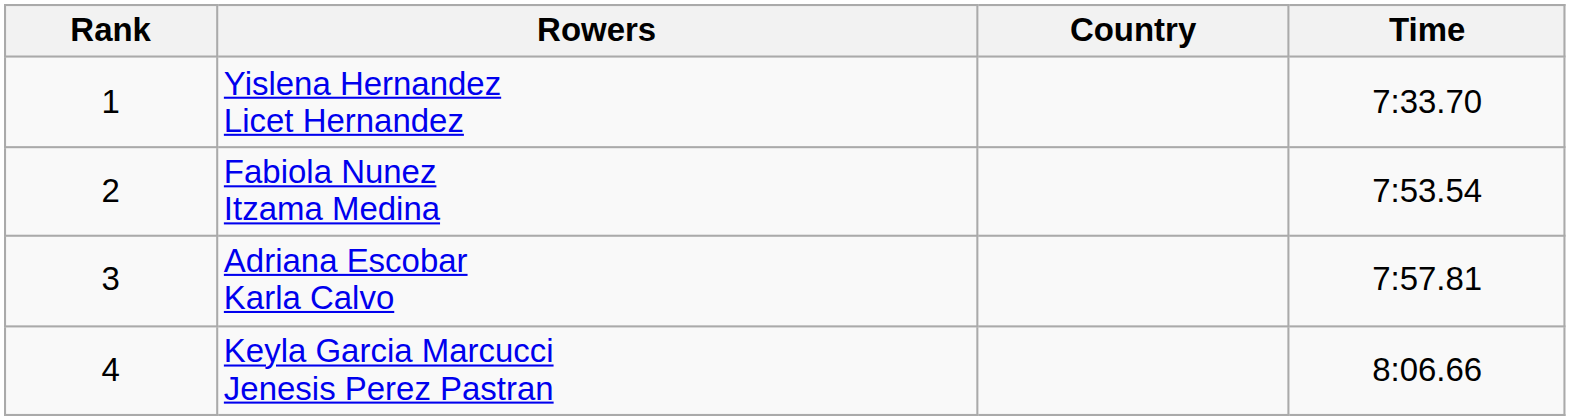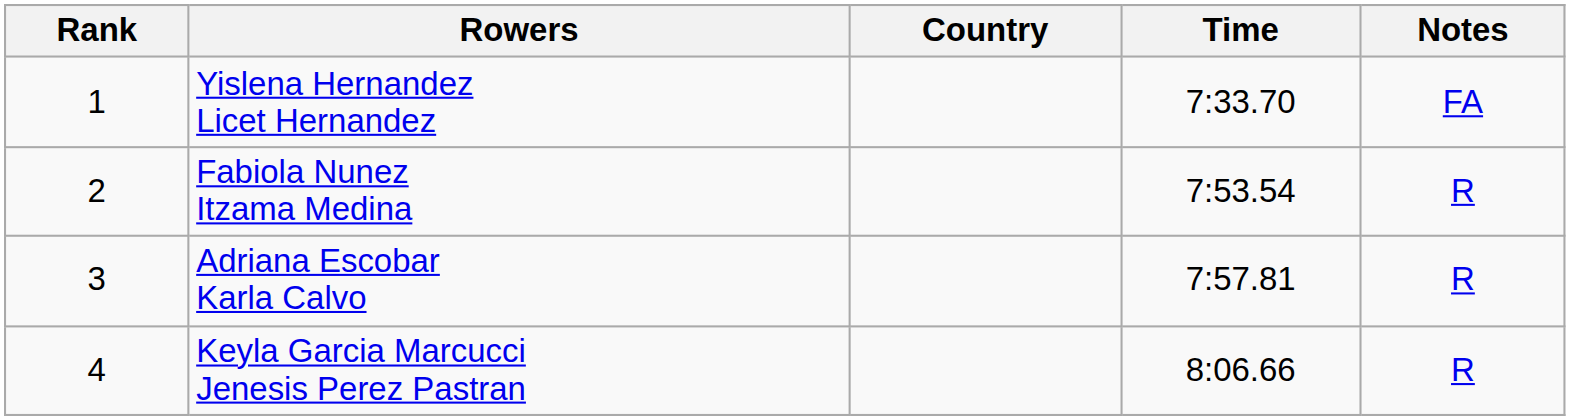+ column: (1463, 30)
